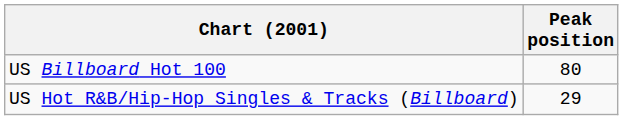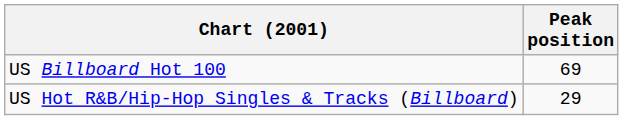(571, 70) 80 -> (571, 70) 69
